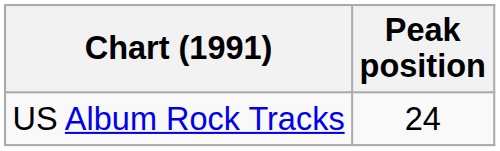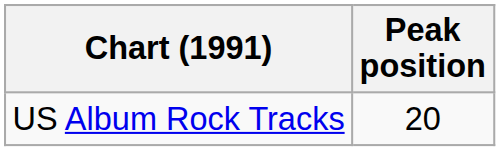(423, 118) 24 -> (423, 118) 20
